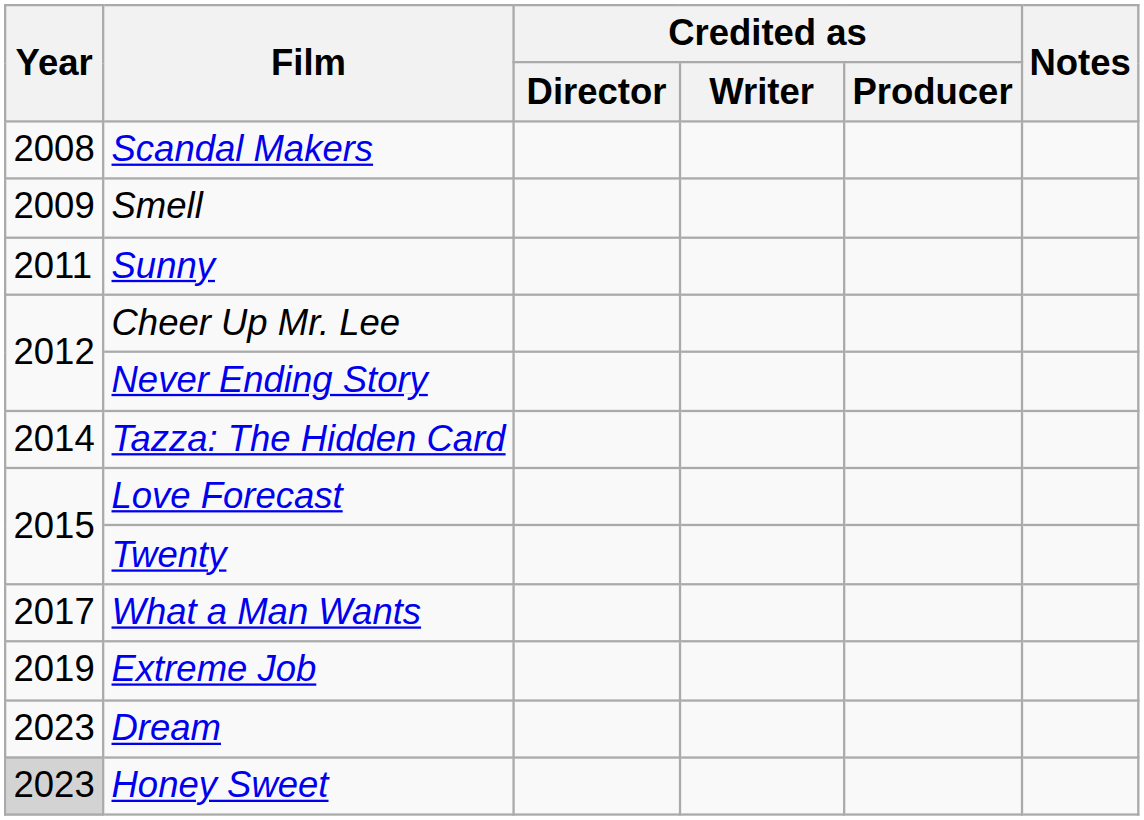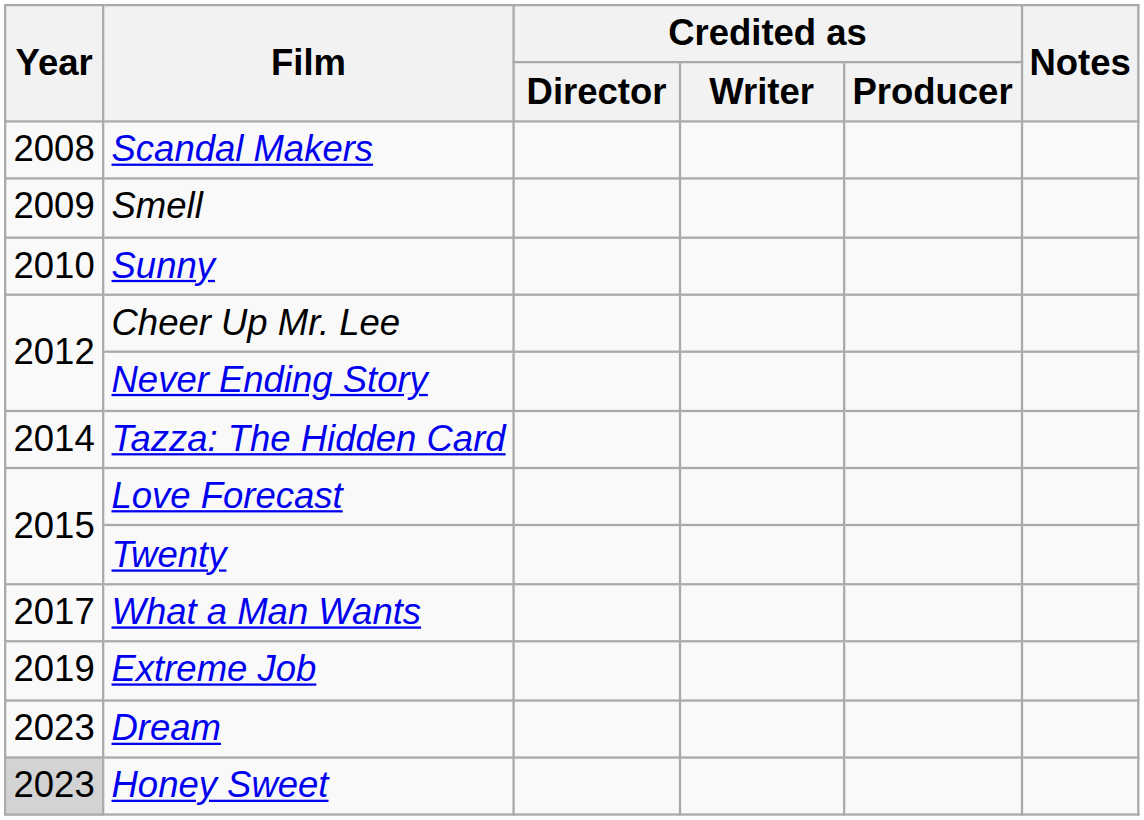(53, 264) 2011 -> (54, 264) 2010
